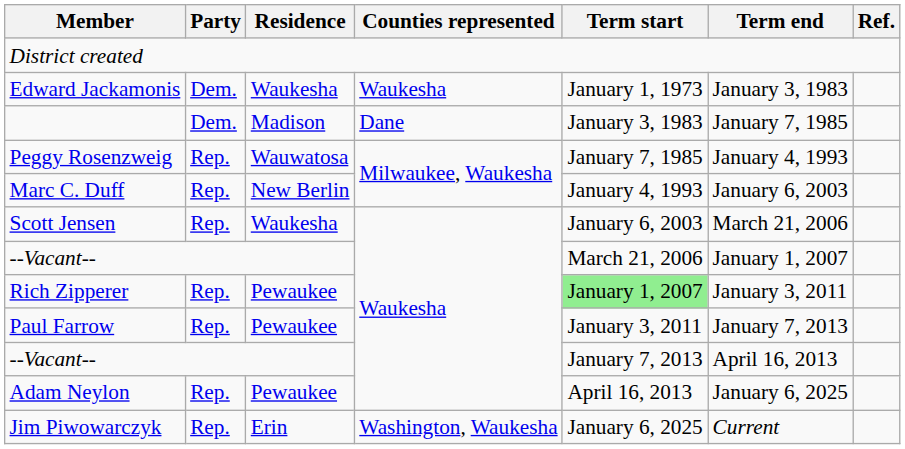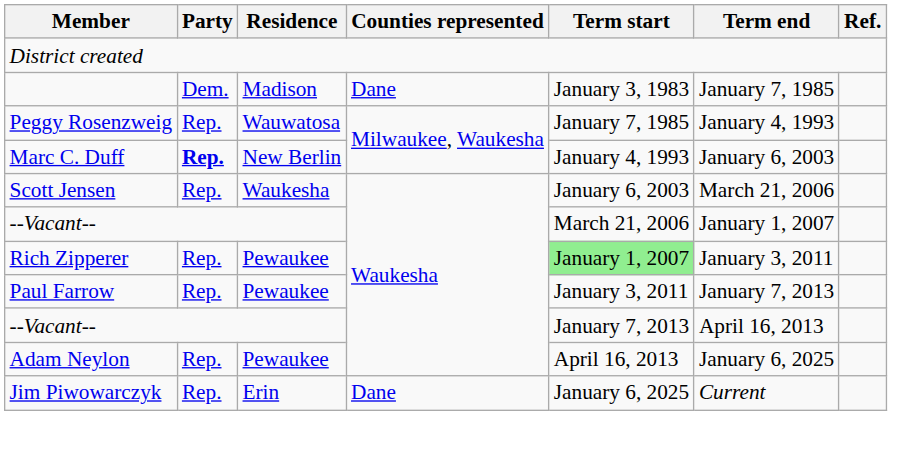- row: (95, 88)
(210, 190) normal -> (203, 156) bold
(458, 426) Washington, Waukesha -> (373, 392) Dane
